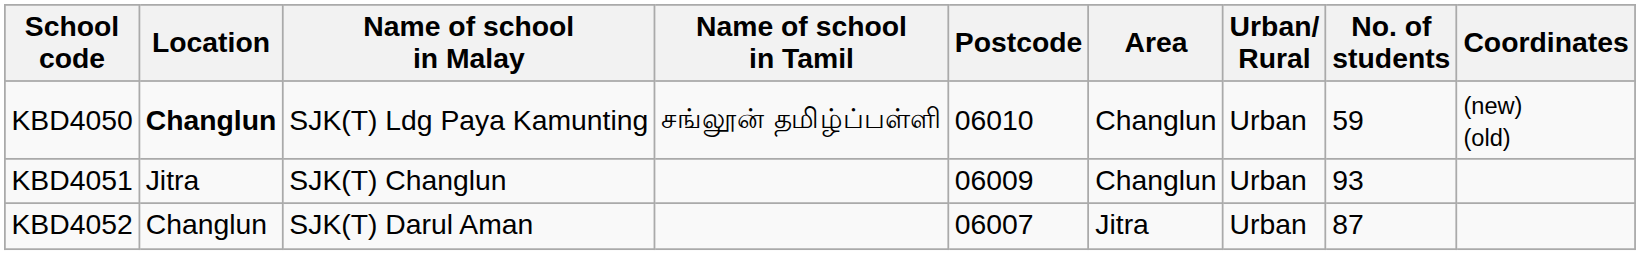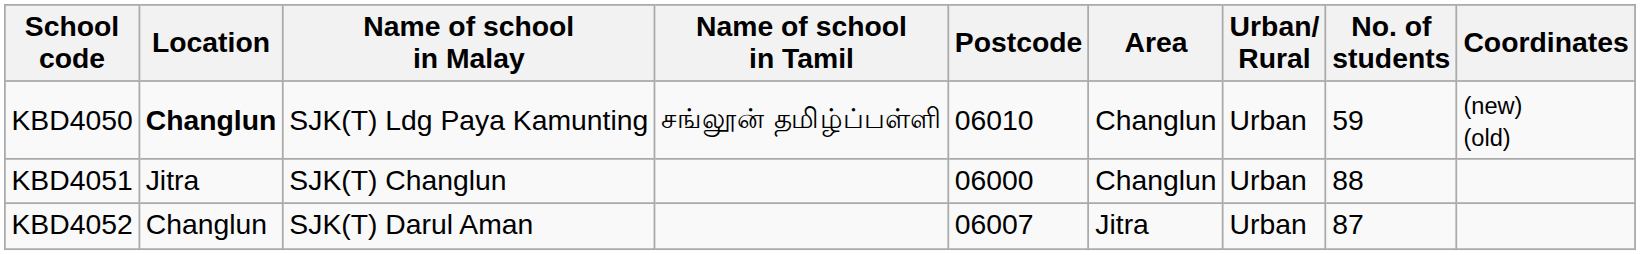(994, 180) 06009 -> (994, 180) 06000
(1348, 180) 93 -> (1348, 180) 88
